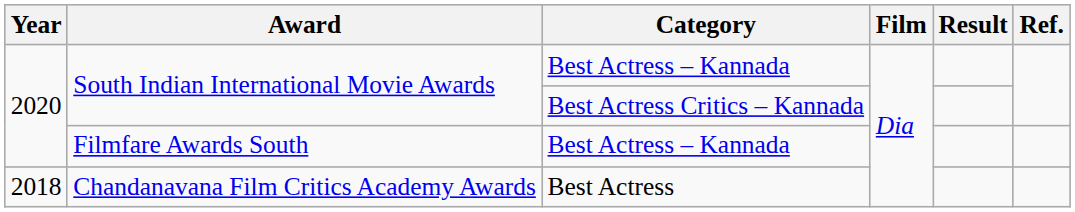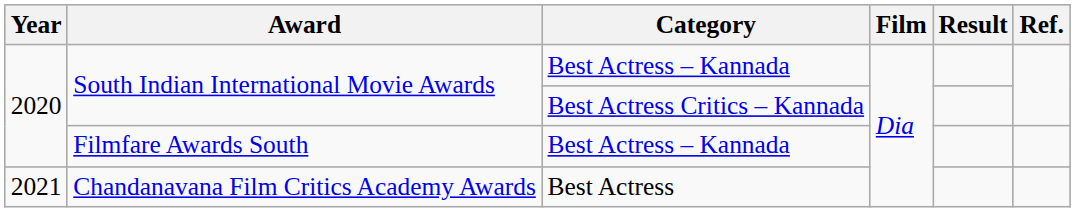(36, 186) 2018 -> (36, 186) 2021
